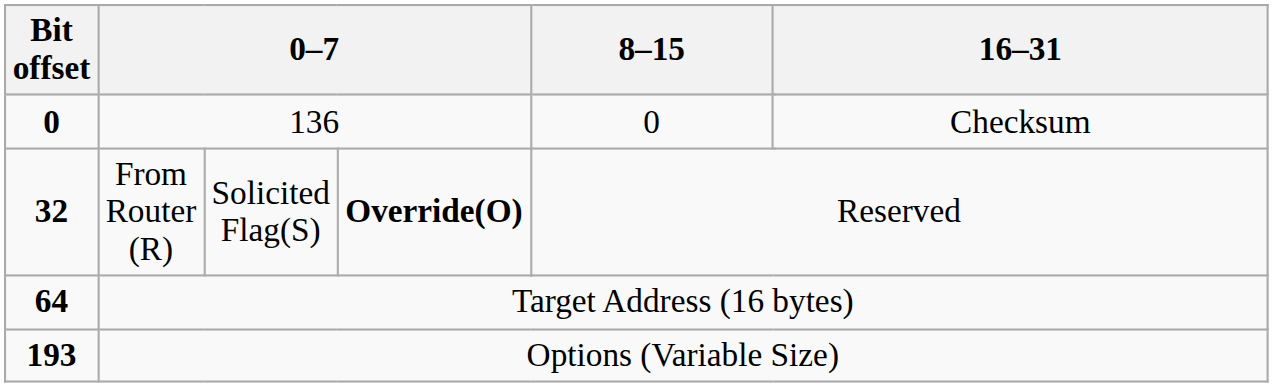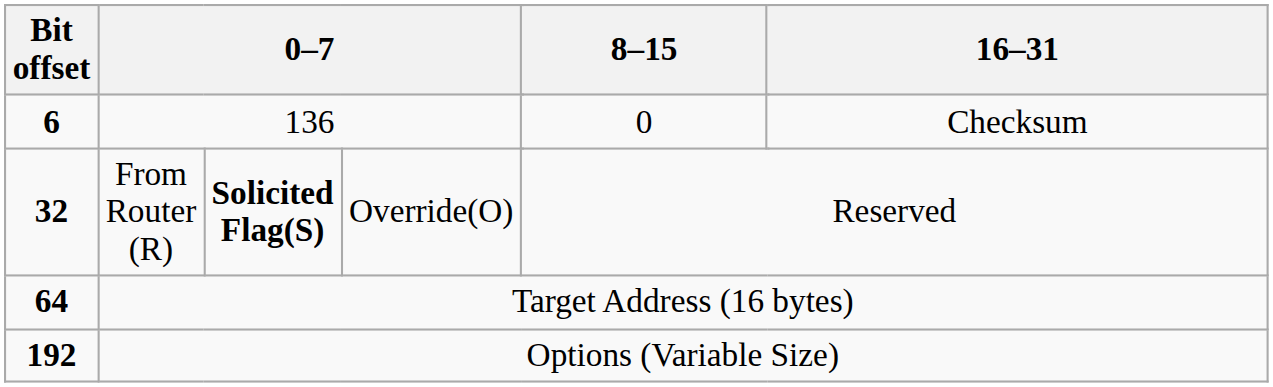(52, 121) 0 -> (52, 121) 6
(271, 211) normal -> (273, 211) bold
(434, 211) bold -> (431, 211) normal
(52, 354) 193 -> (52, 354) 192
